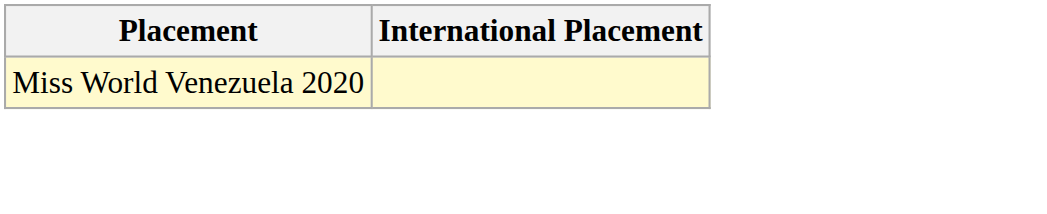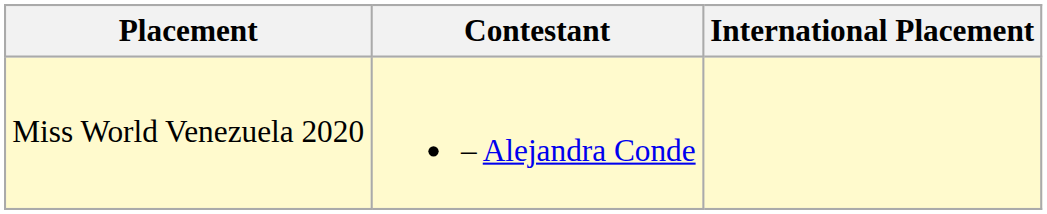+ column: (537, 30)
